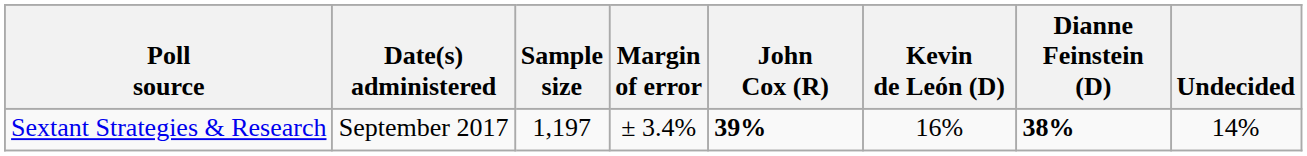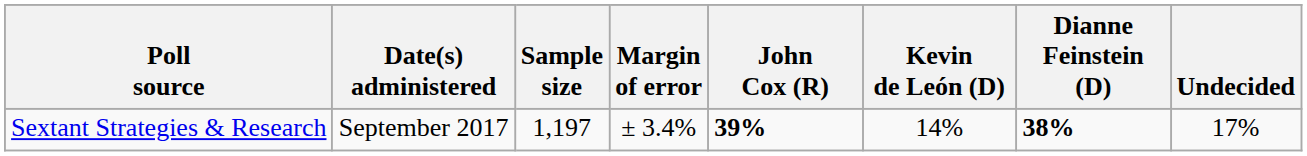(939, 128) 16% -> (939, 128) 14%
(1236, 128) 14% -> (1236, 128) 17%
